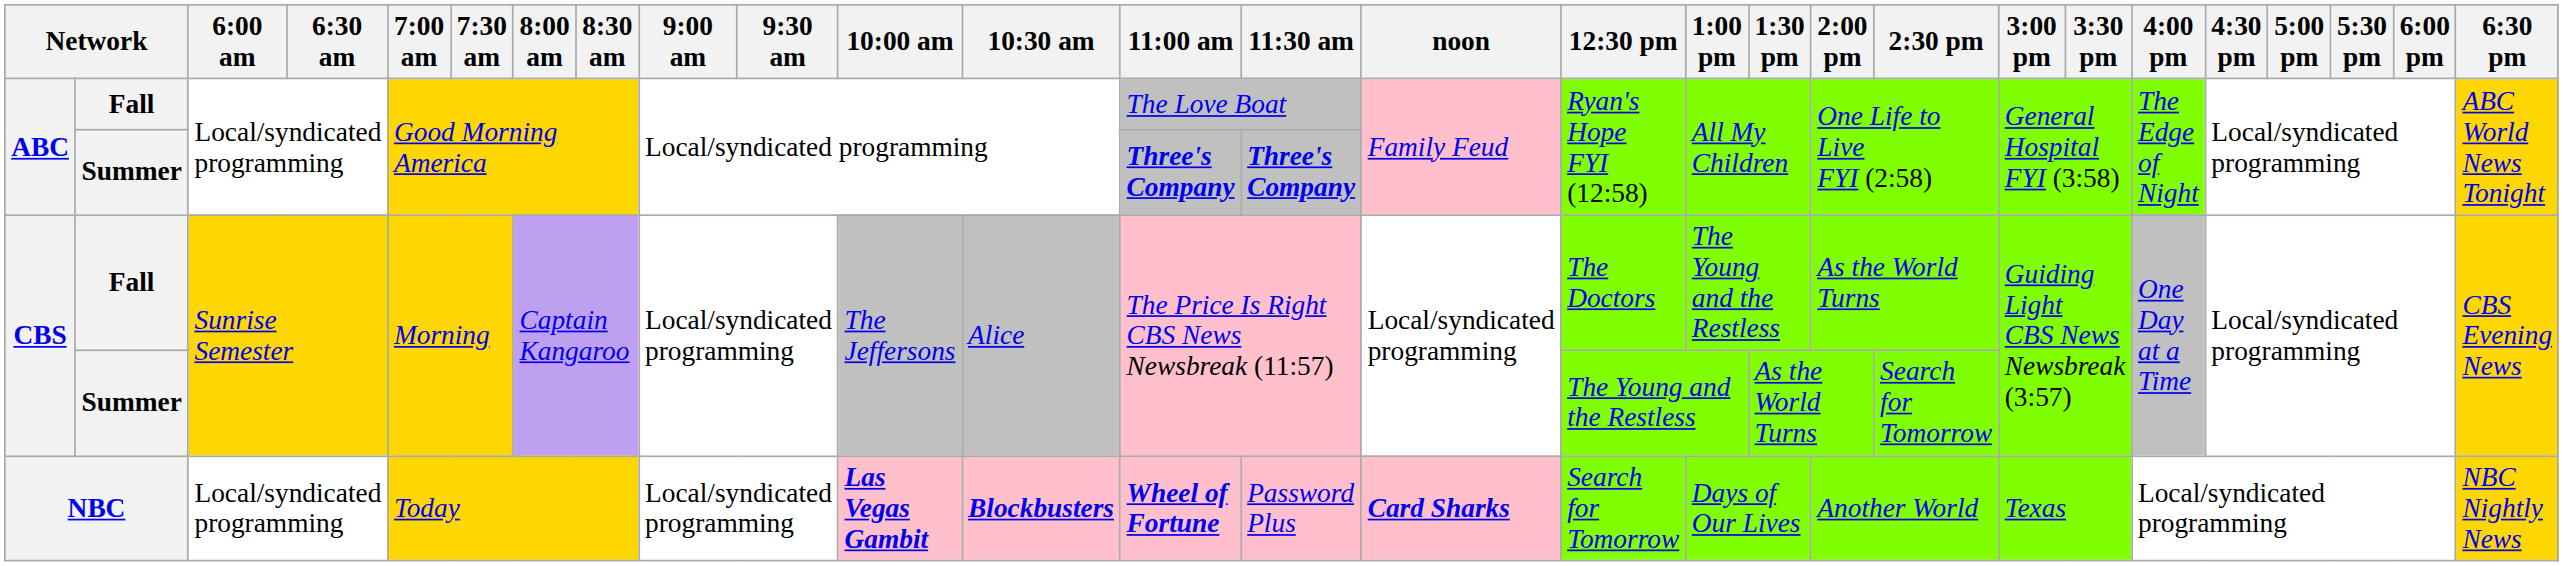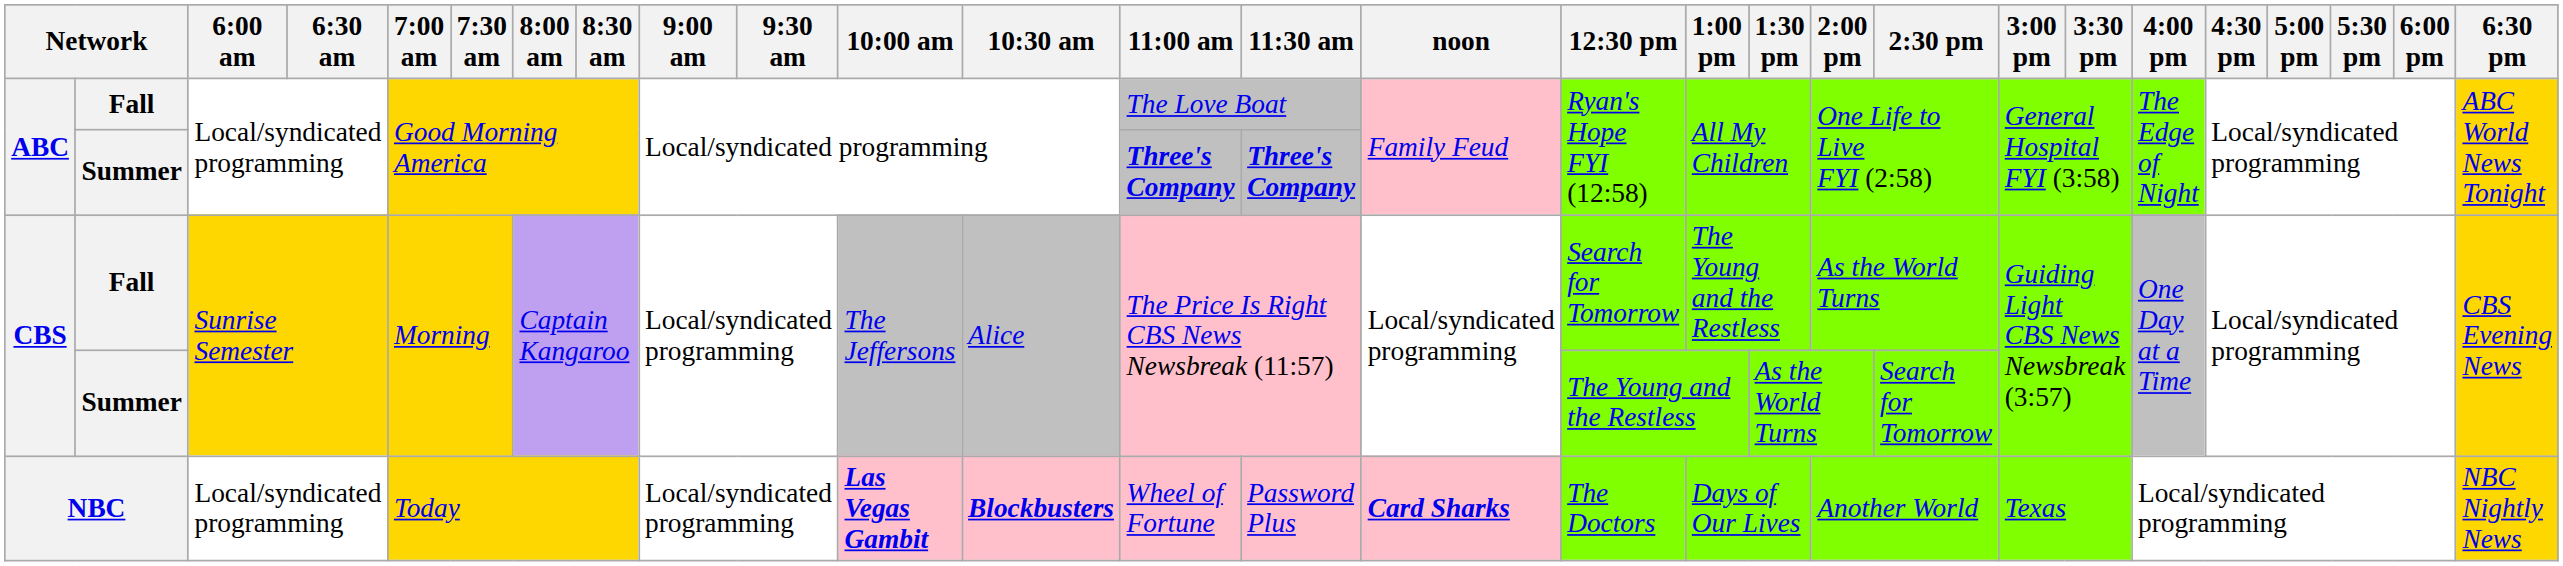(1611, 282) The Doctors -> (1623, 282) Search for Tomorrow
(1177, 507) bold -> (1175, 507) normal
(1623, 507) Search for Tomorrow -> (1611, 507) The Doctors
